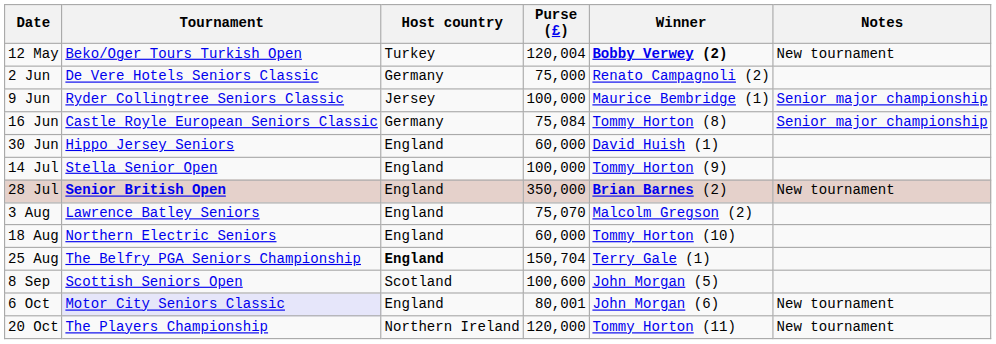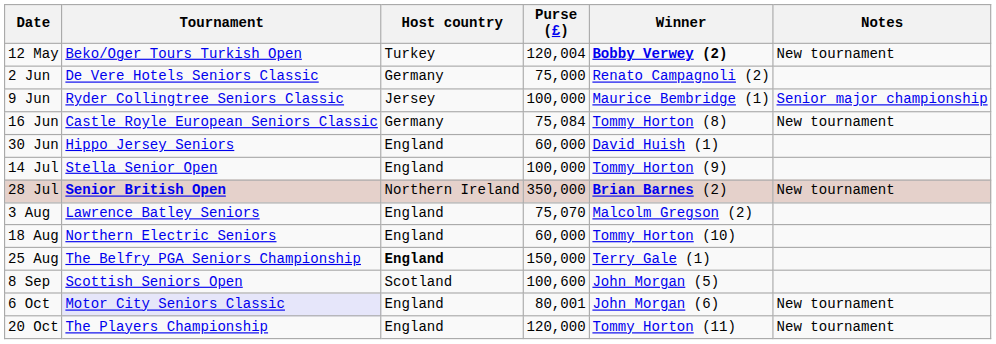(882, 123) Senior major championship -> (836, 123) New tournament
(414, 191) England -> (452, 191) Northern Ireland
(556, 260) 150,704 -> (556, 260) 150,000
(452, 328) Northern Ireland -> (414, 328) England
